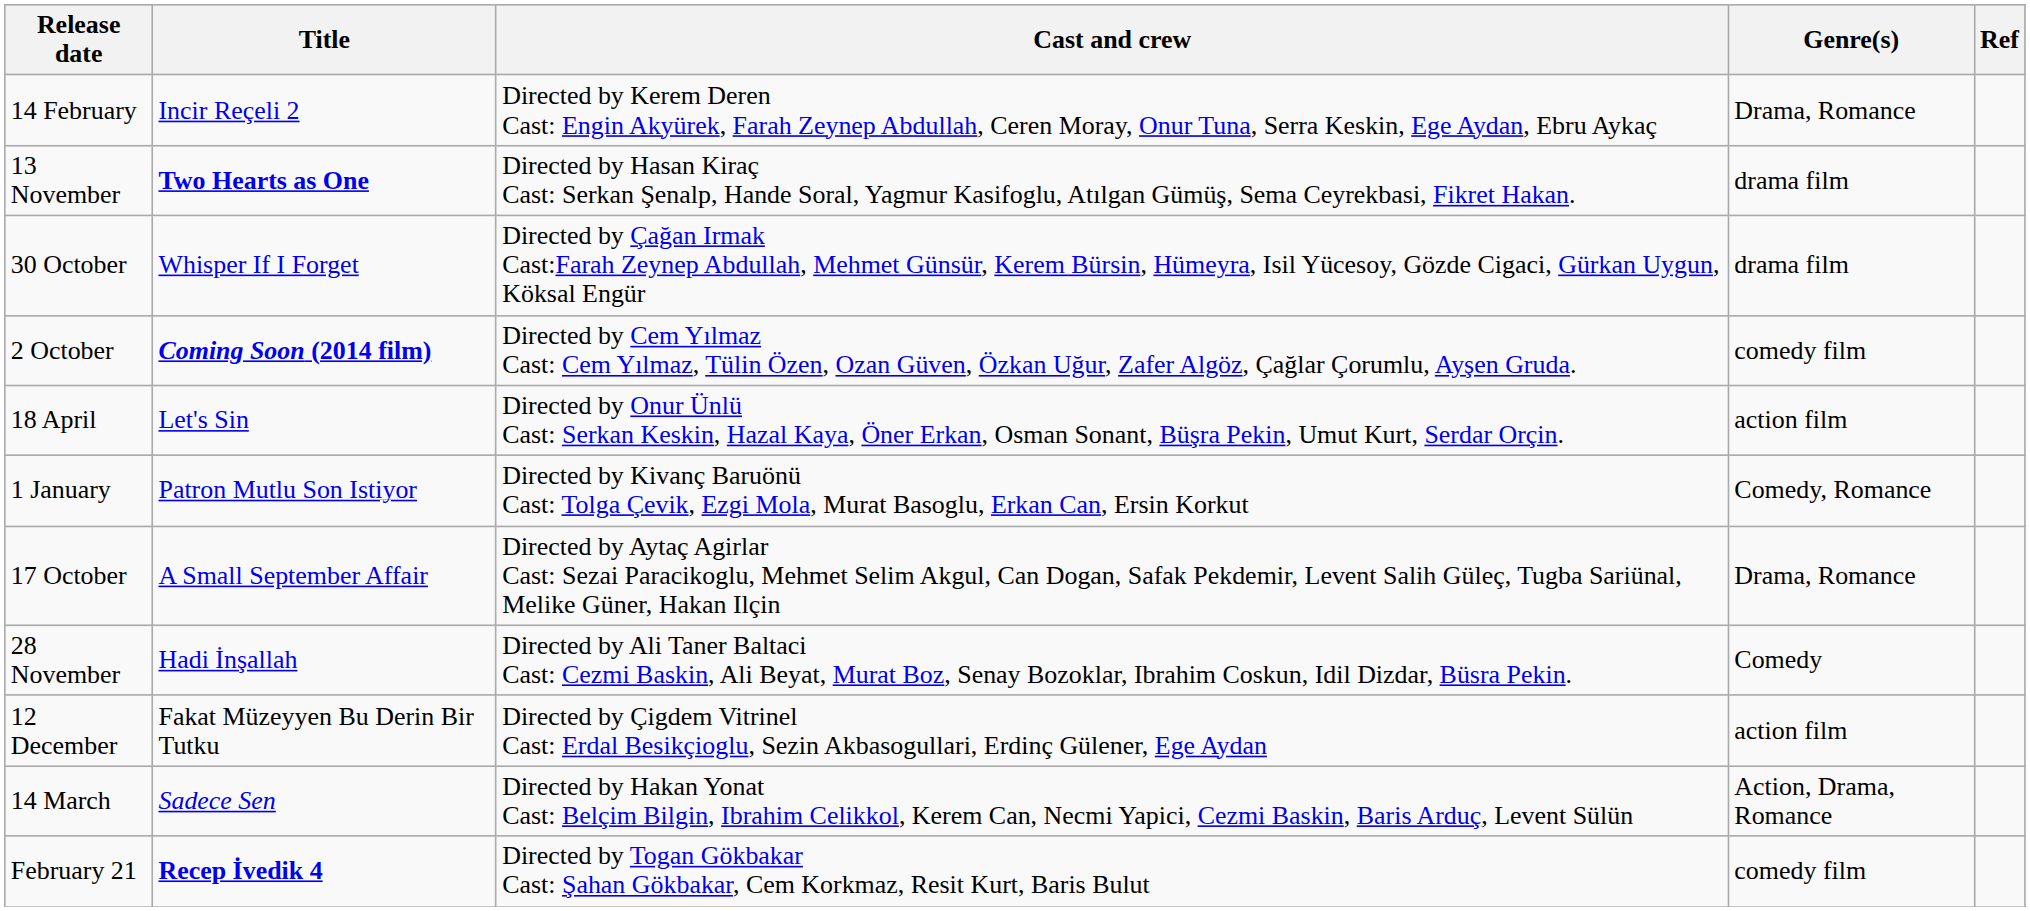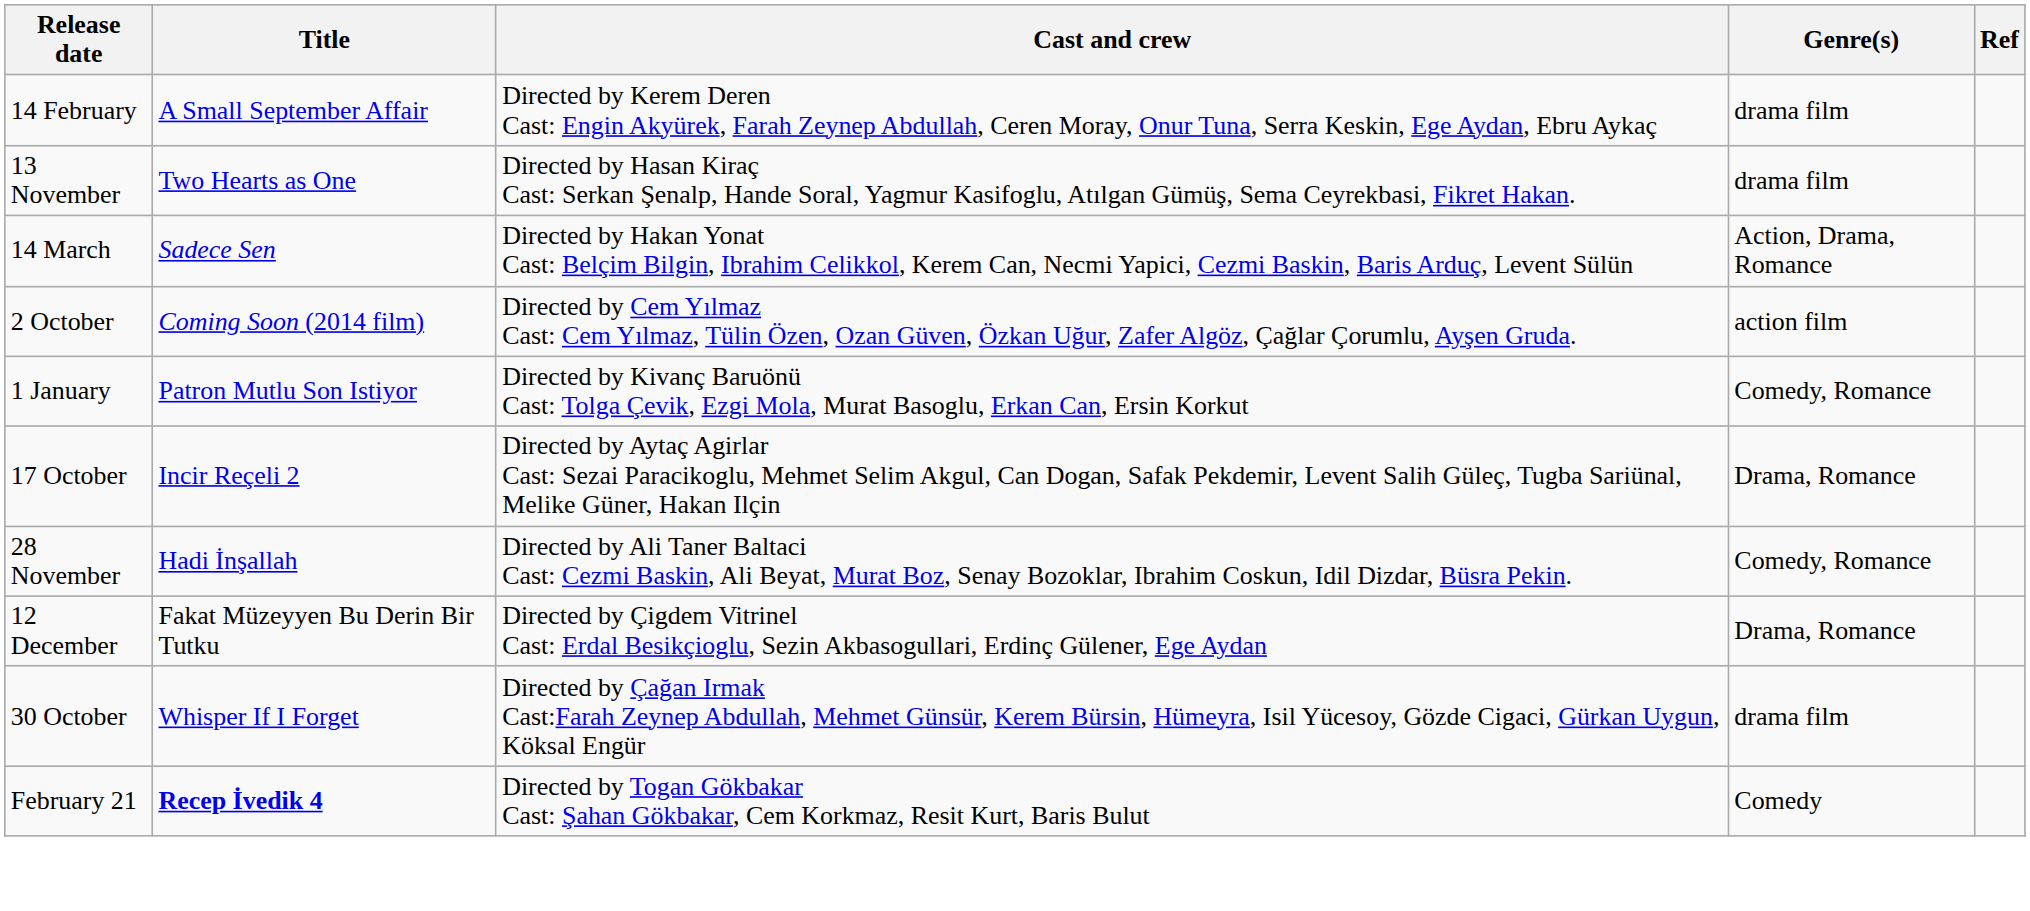(229, 109) Incir Reçeli 2 -> (293, 109) A Small September Affair
(1825, 109) Drama, Romance -> (1792, 109) drama film
(264, 180) bold -> (257, 180) normal
rows swapped: (69, 265) <-> (61, 800)
(295, 349) bold -> (291, 320) normal
(1800, 349) comedy film -> (1791, 320) action film
- row: (54, 420)
(293, 575) A Small September Affair -> (229, 475) Incir Reçeli 2
(1778, 660) Comedy -> (1833, 560) Comedy, Romance
(1791, 730) action film -> (1825, 630) Drama, Romance
(1800, 870) comedy film -> (1778, 800) Comedy
